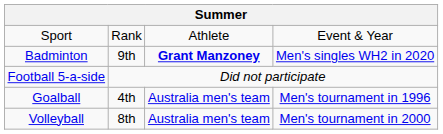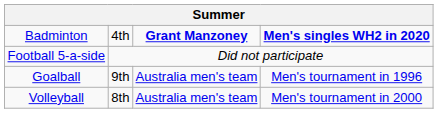- row: (56, 36)
(127, 57) 9th -> (120, 36) 4th
(355, 57) normal -> (347, 36) bold
(127, 98) 4th -> (120, 77) 9th
